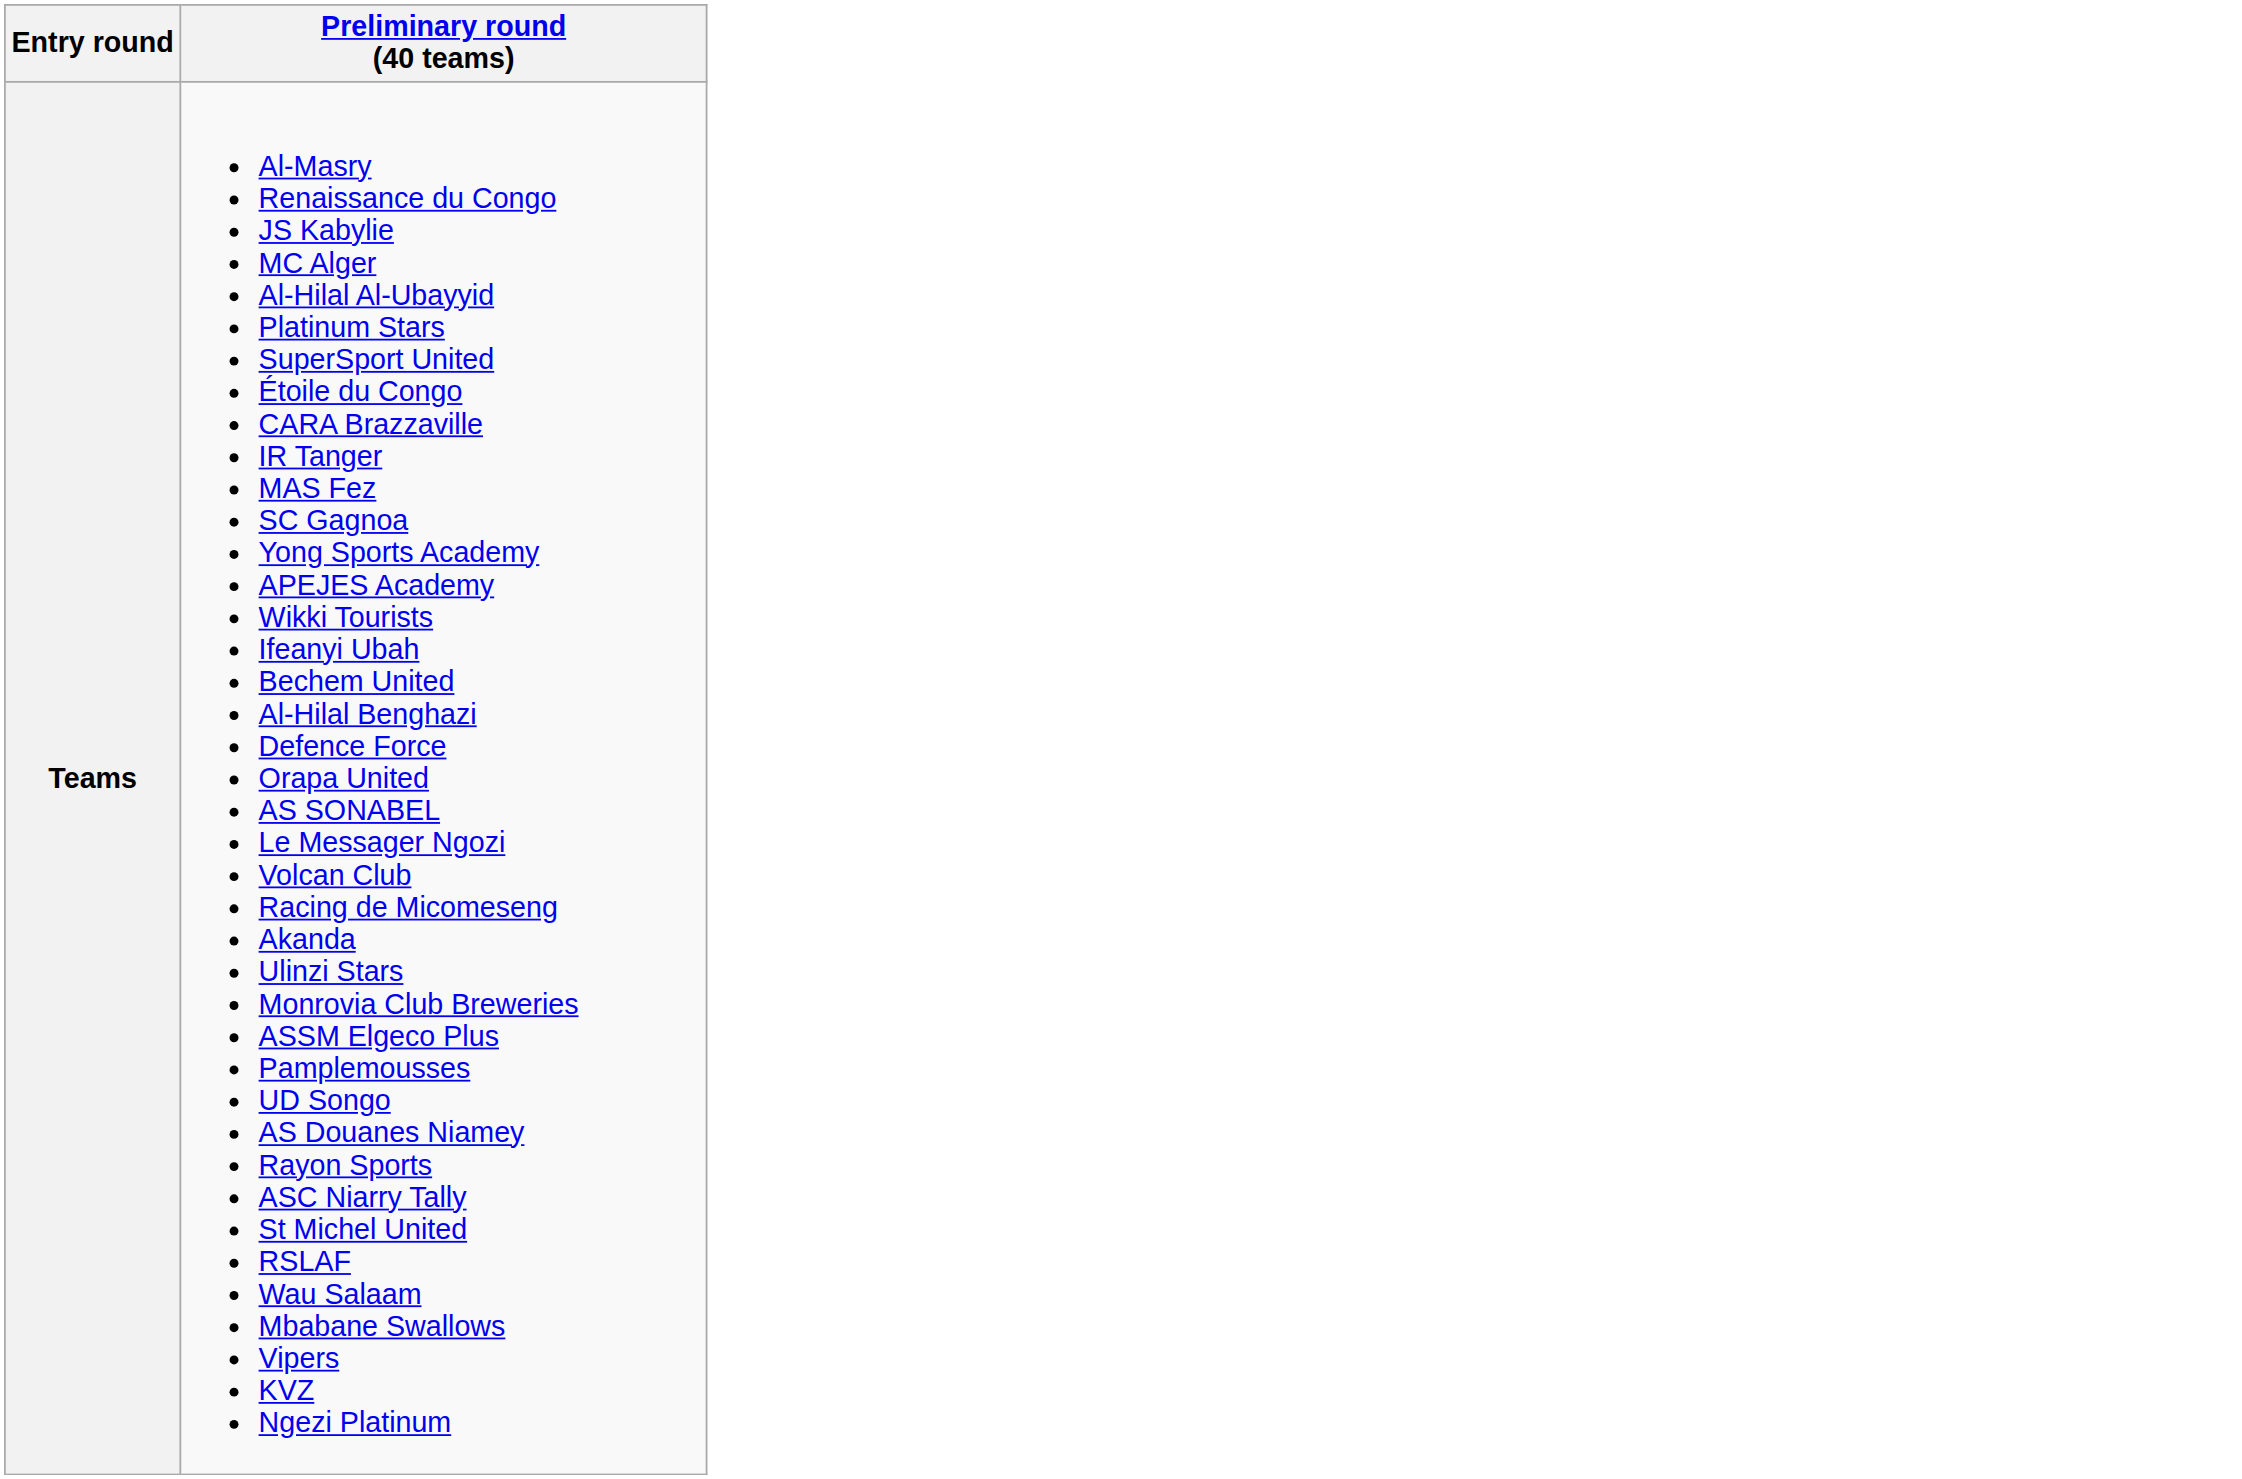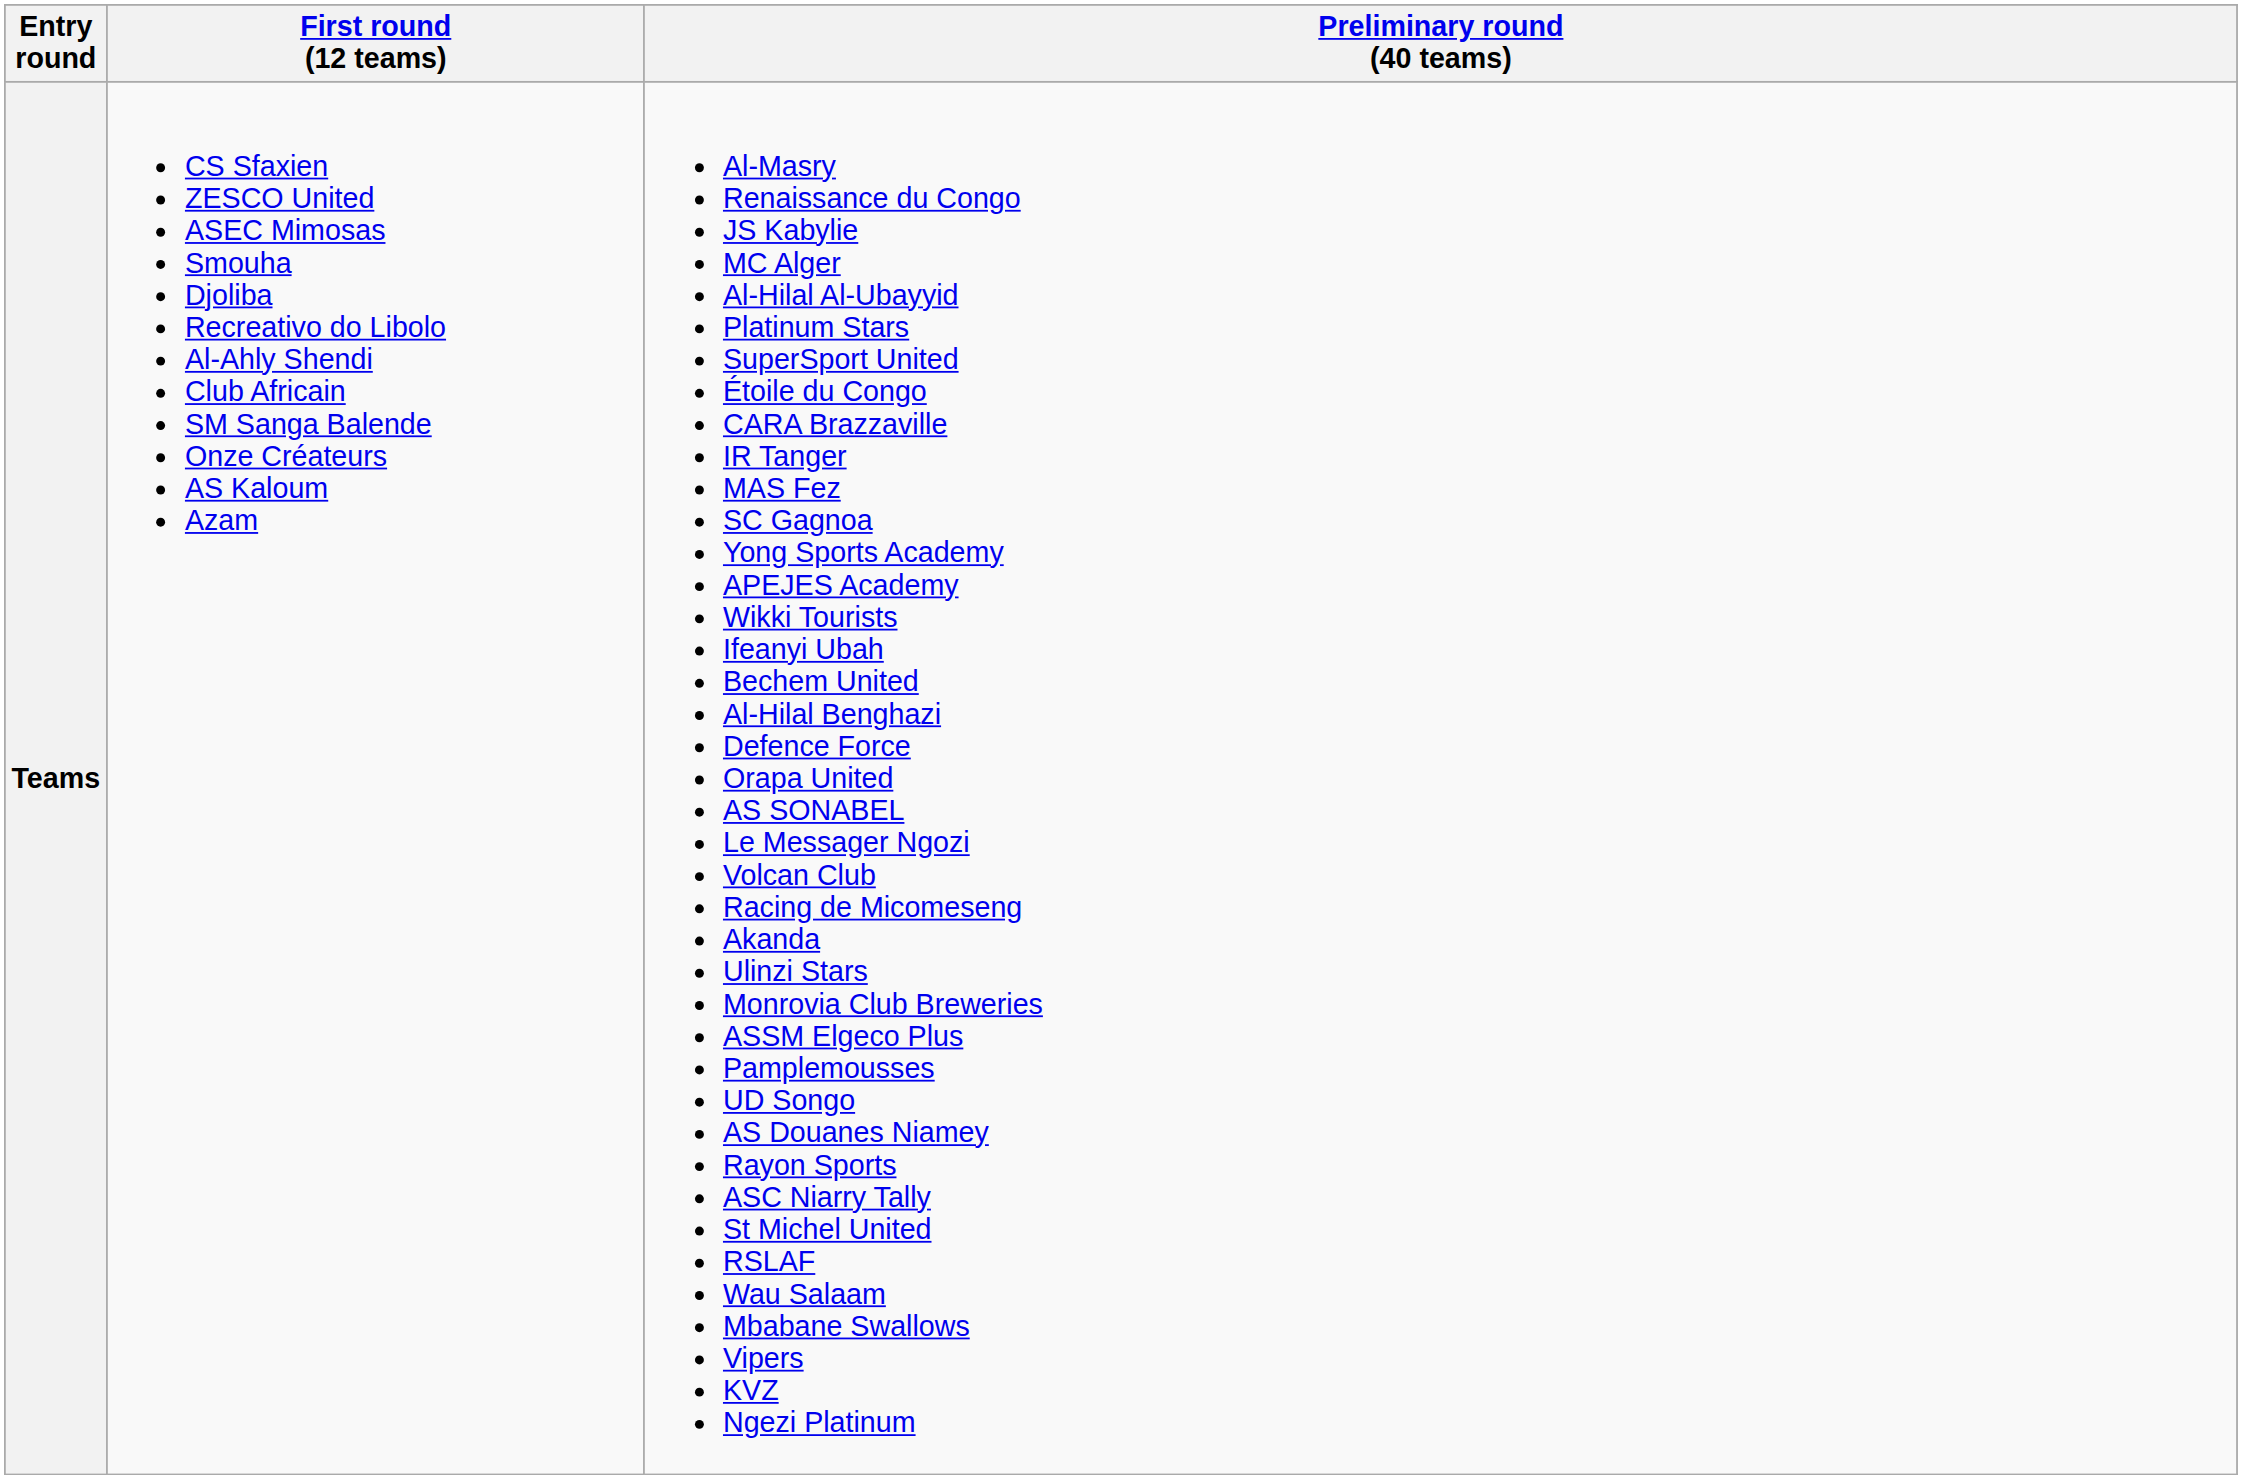+ column: (376, 43)
